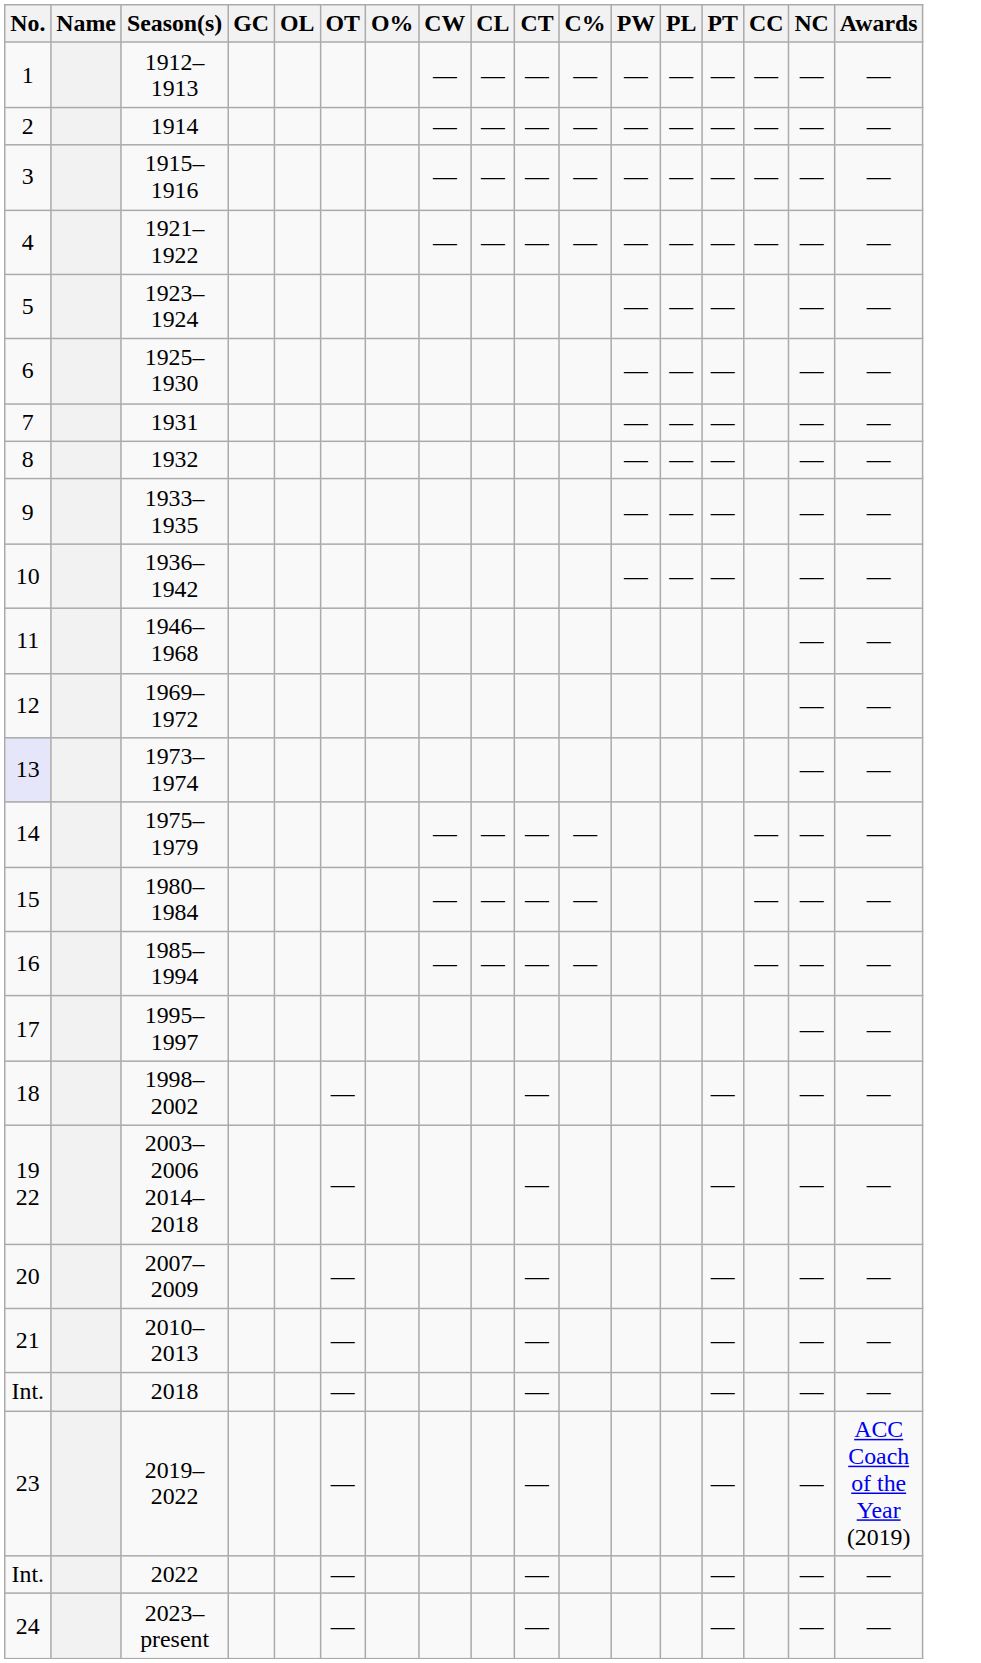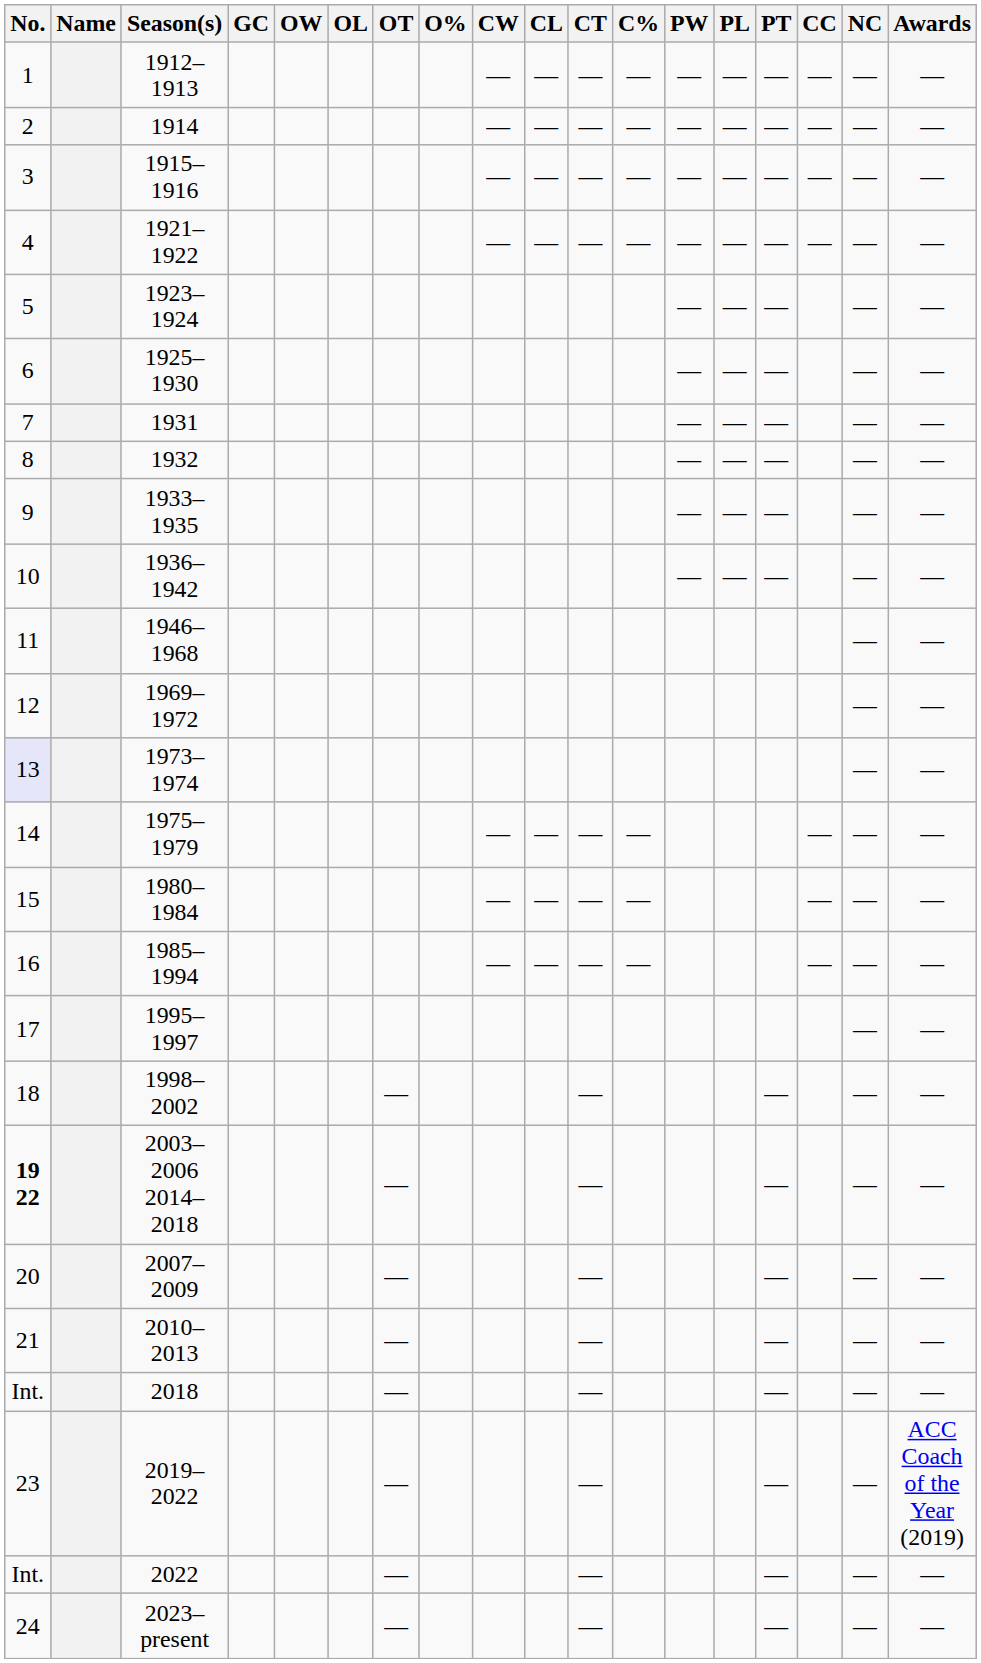+ column: (301, 23)
(28, 1184) normal -> (28, 1184) bold
